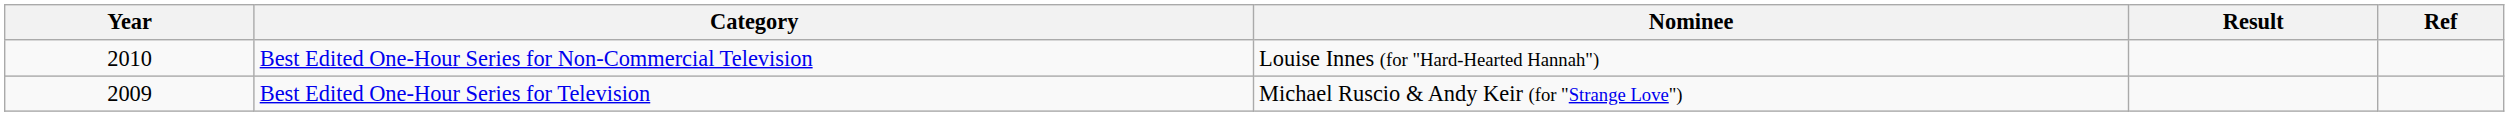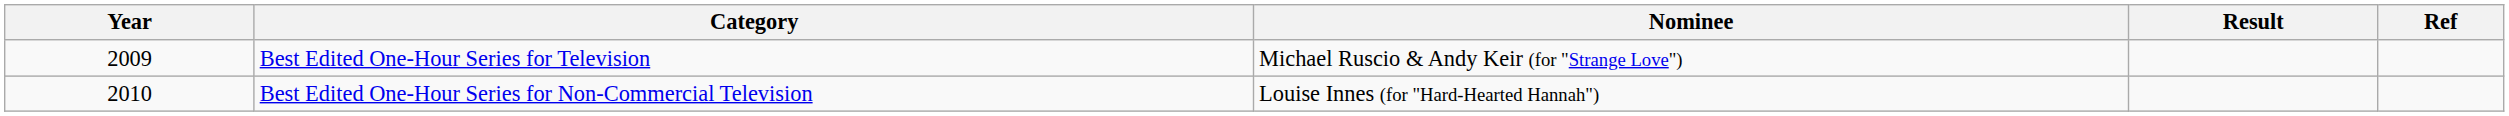rows swapped: (455, 93) <-> (536, 57)
